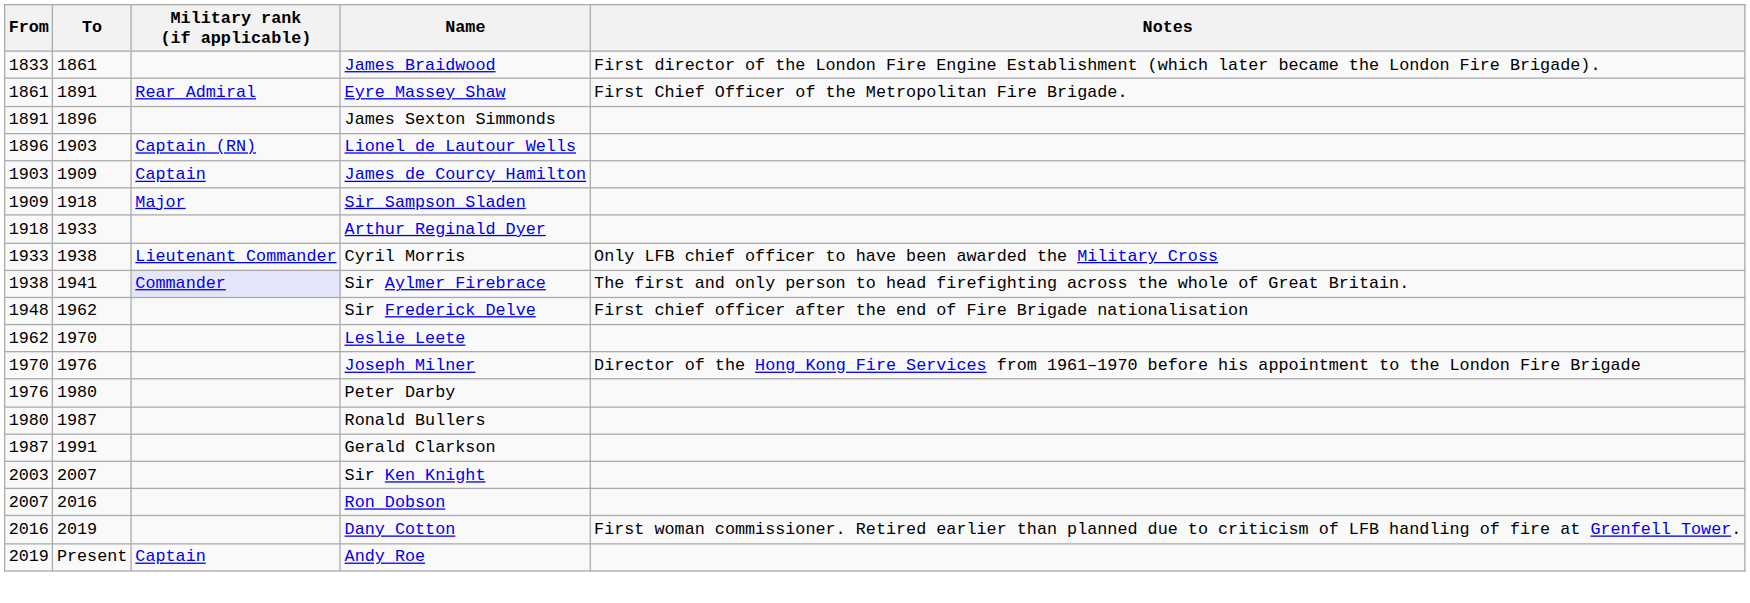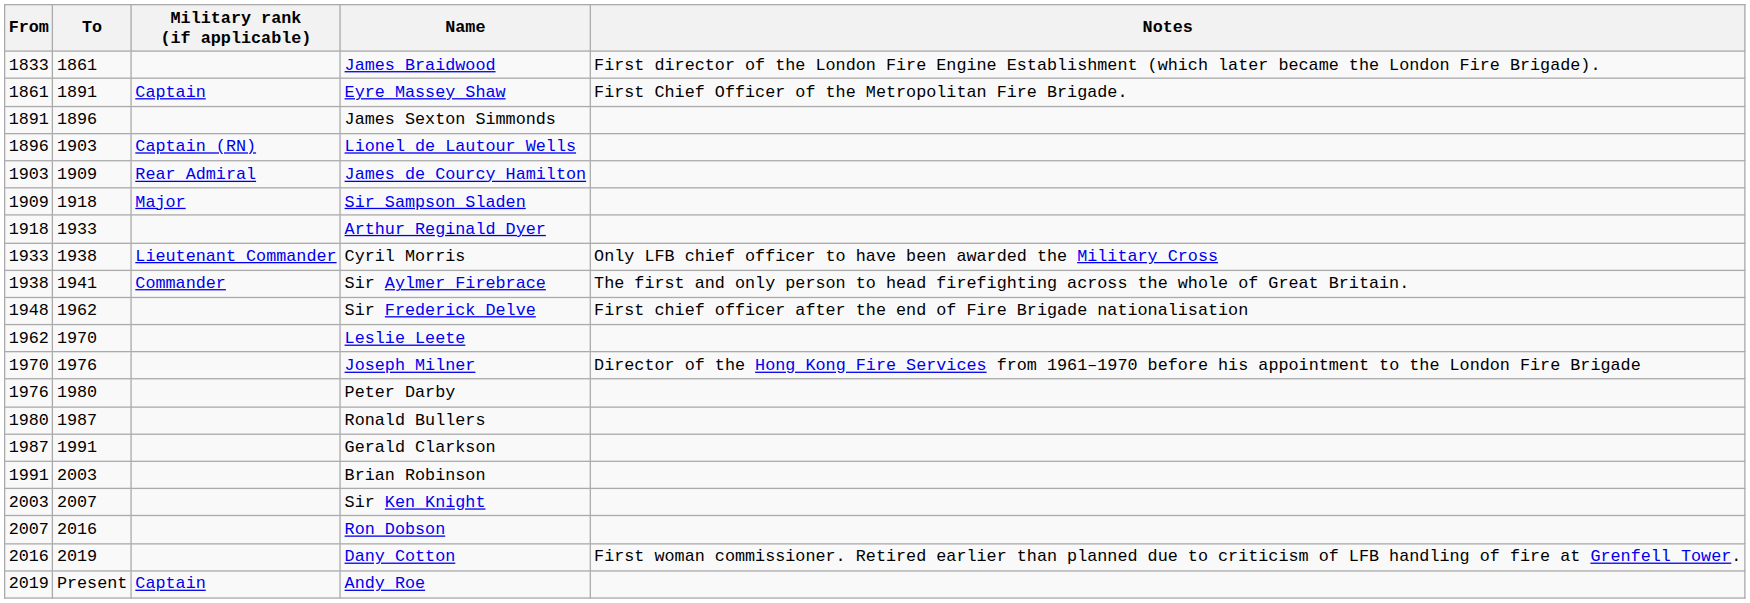(196, 92) Rear Admiral -> (171, 92) Captain
(171, 174) Captain -> (196, 174) Rear Admiral
(181, 284) lavender background -> (181, 284) no background
+ row: (415, 475)
